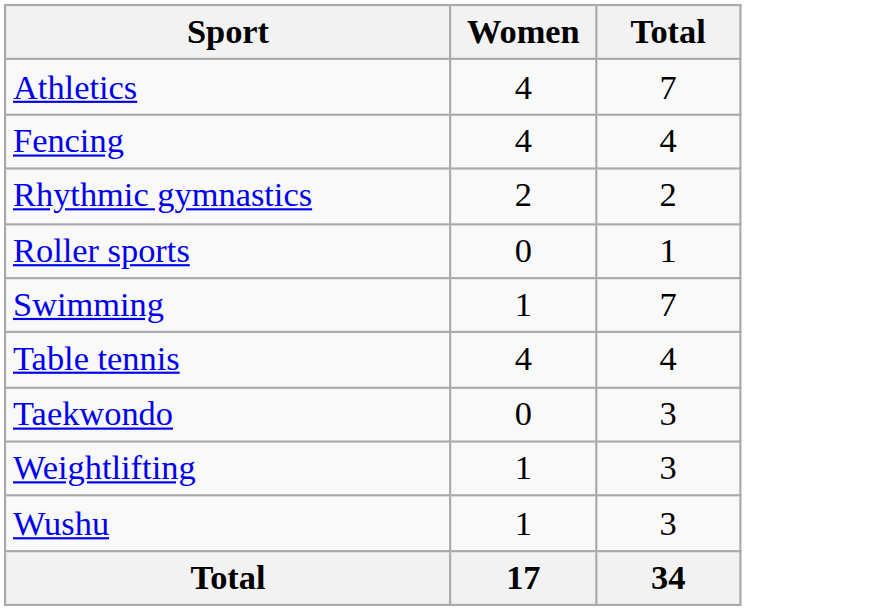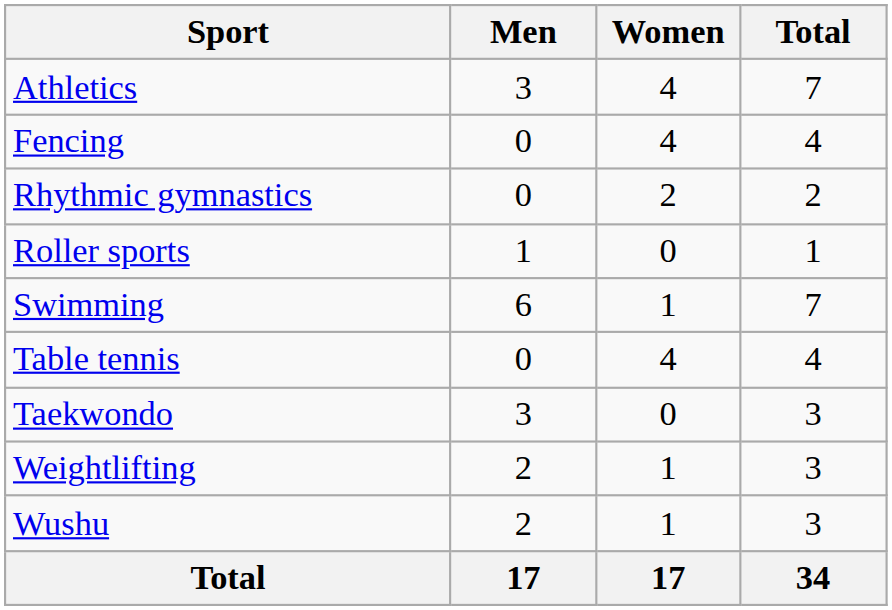+ column: (523, 31)
